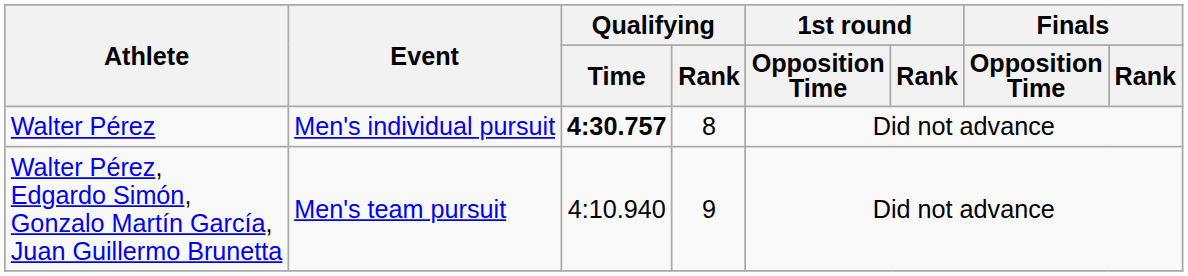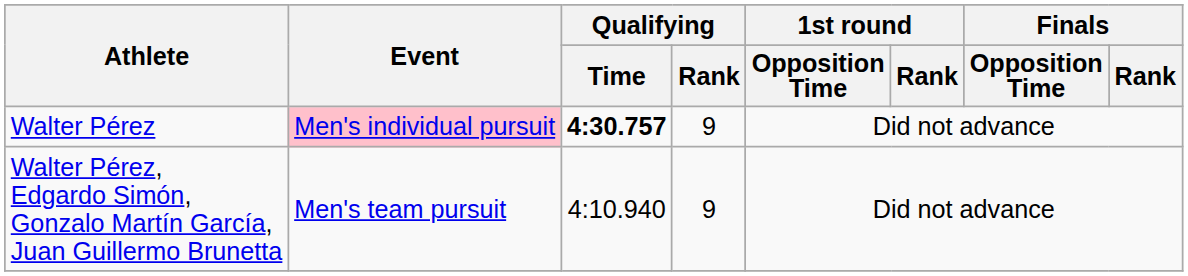(425, 127) no background -> (425, 127) pink background
(709, 127) 8 -> (709, 127) 9
